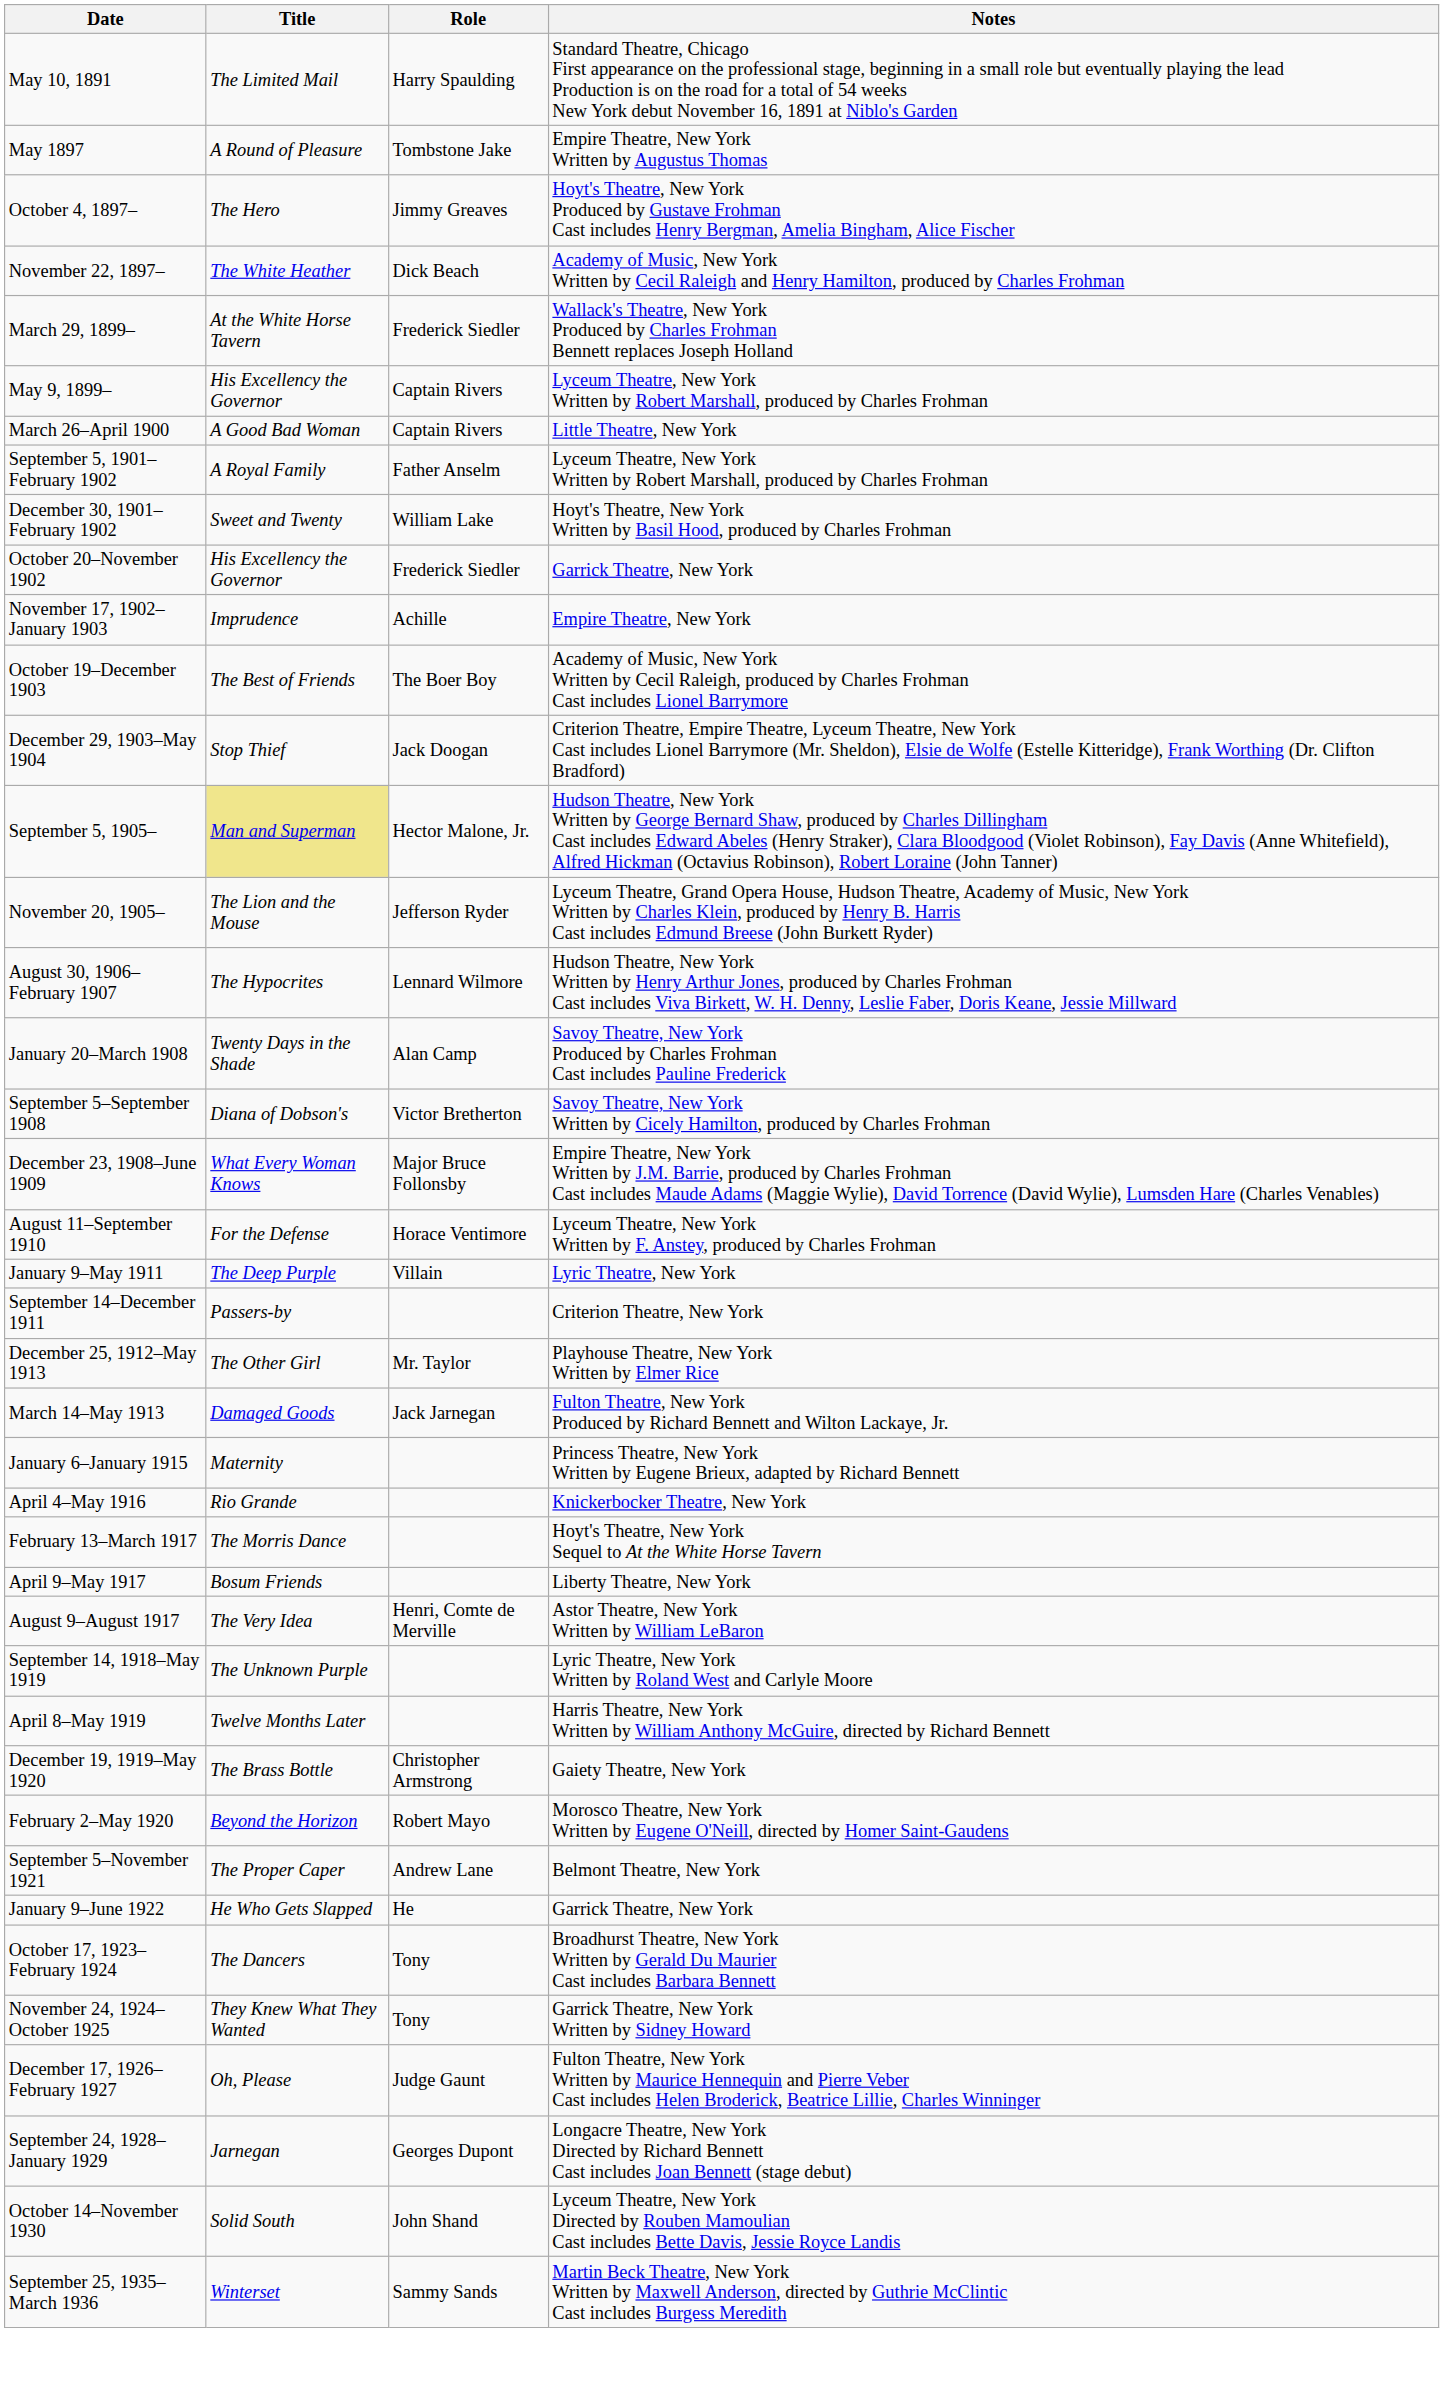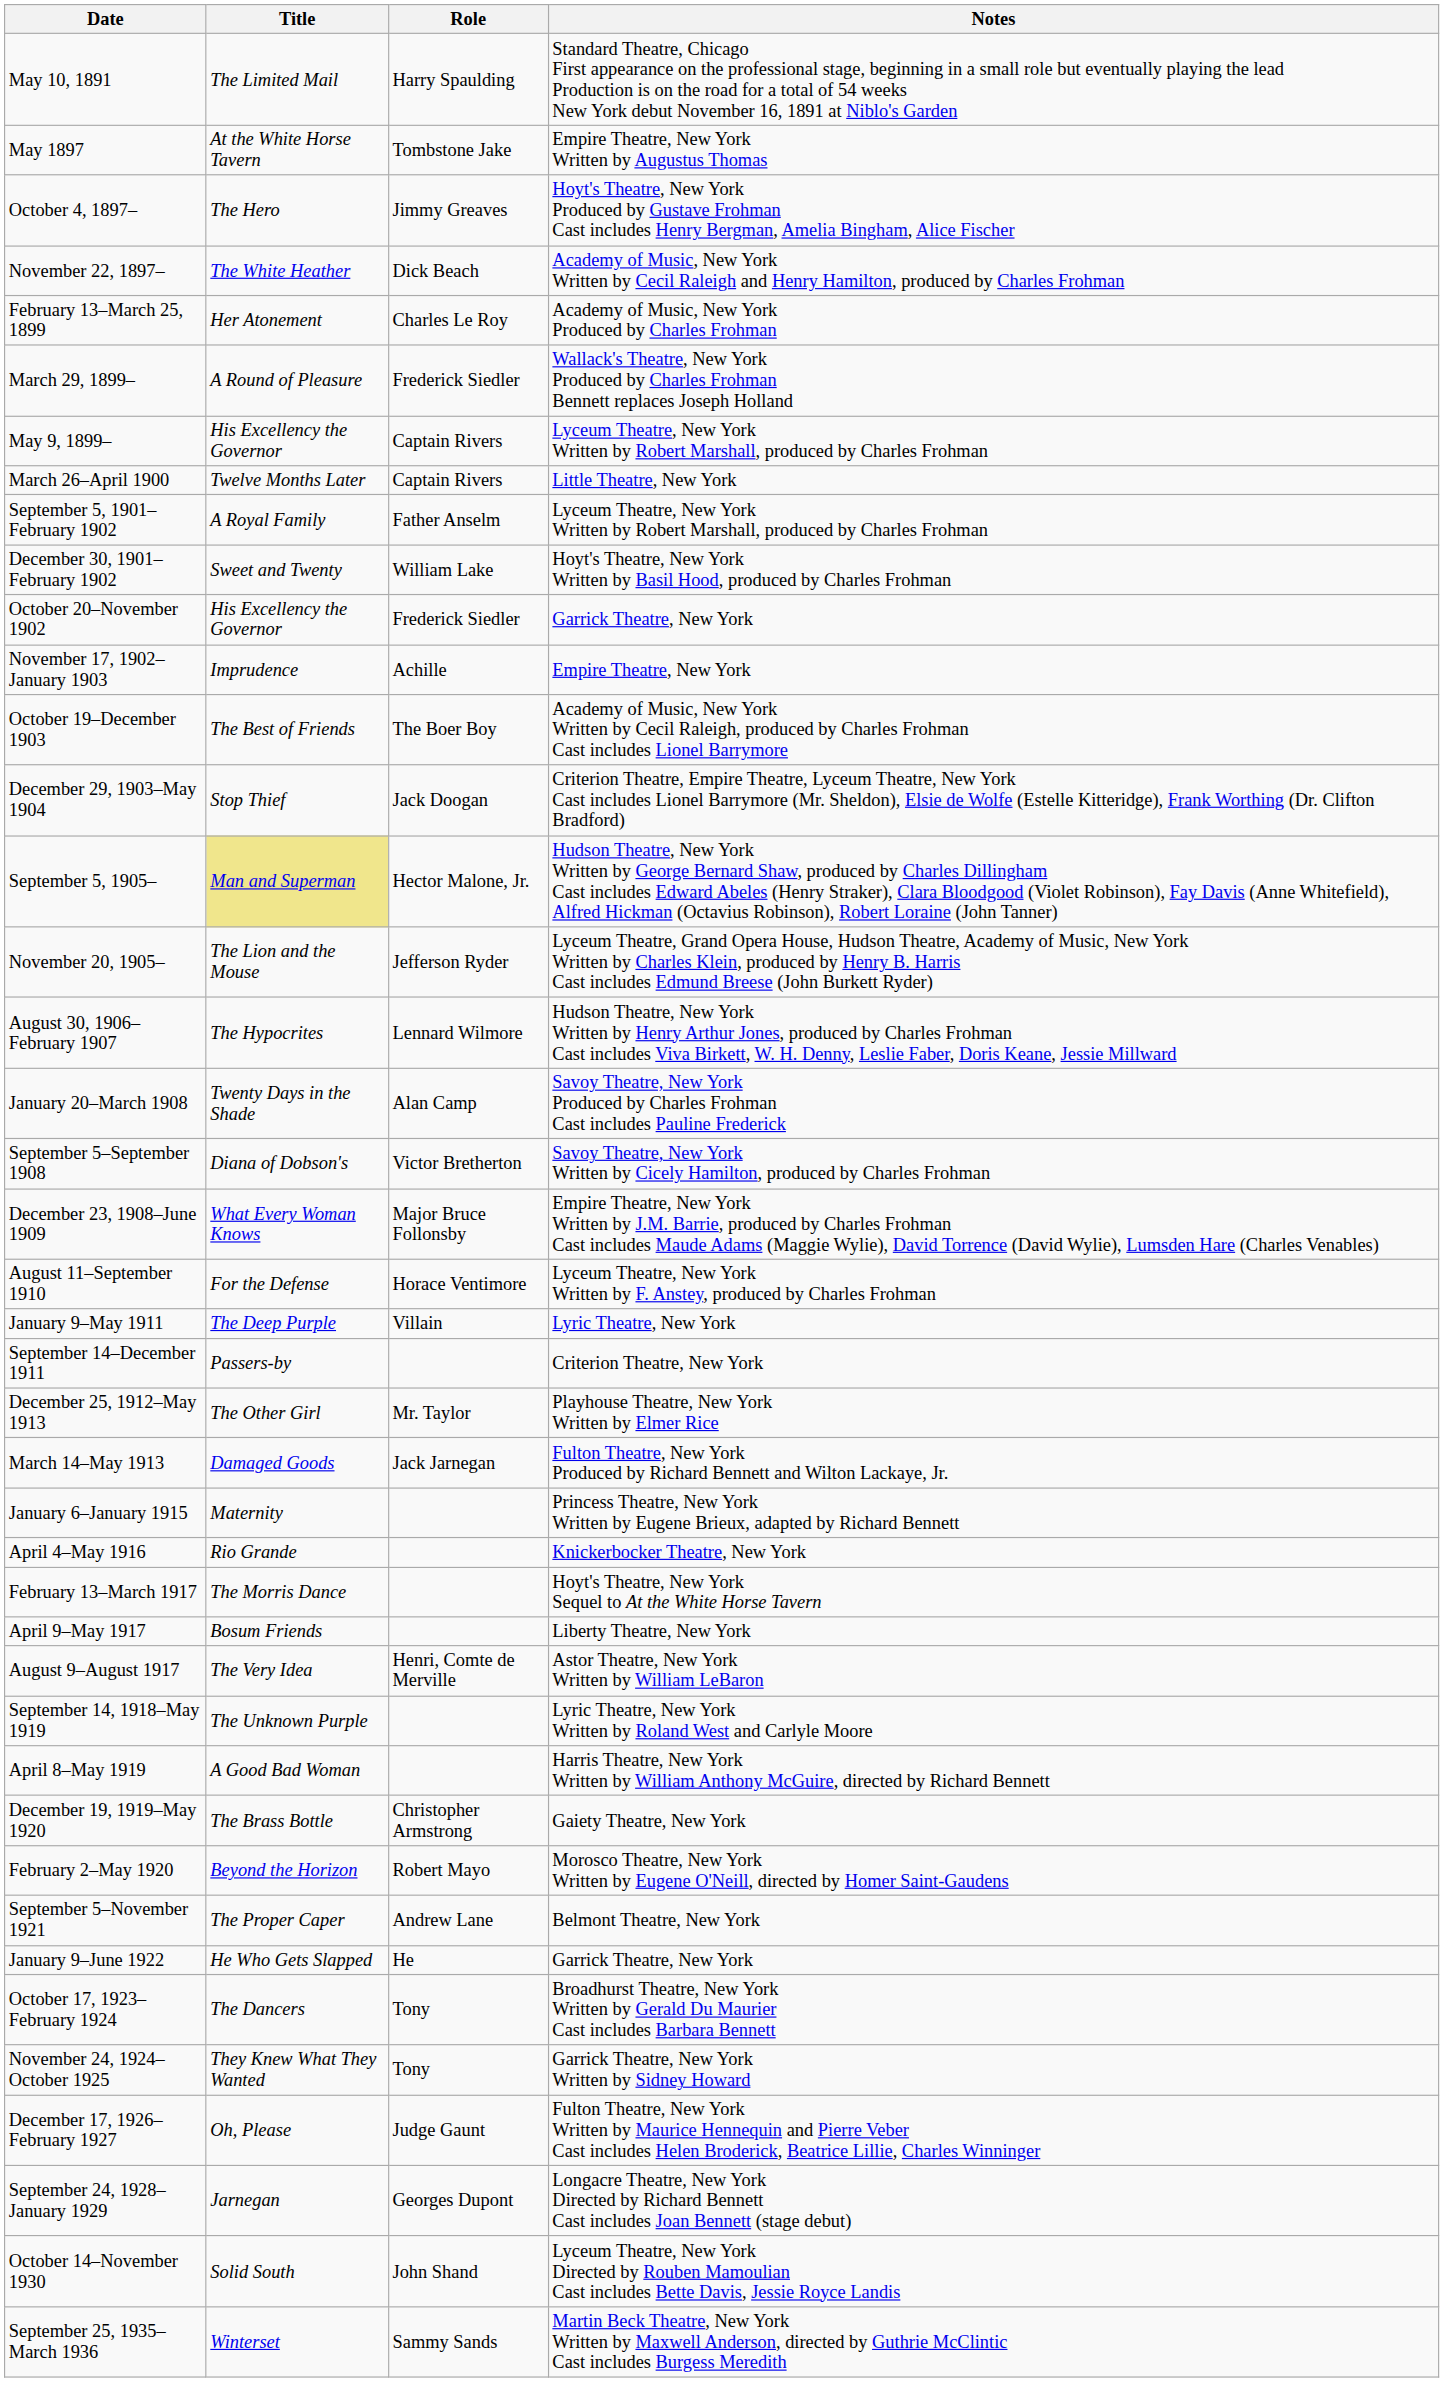(286, 149) A Round of Pleasure -> (281, 149) At the White Horse Tavern
+ row: (96, 320)
(281, 330) At the White Horse Tavern -> (286, 380) A Round of Pleasure
(285, 430) A Good Bad Woman -> (288, 480) Twelve Months Later
(288, 1720) Twelve Months Later -> (285, 1770) A Good Bad Woman
